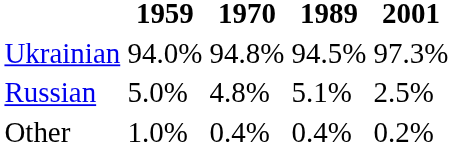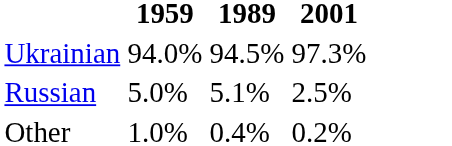- column: (247, 13)
